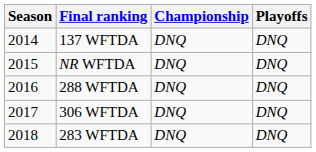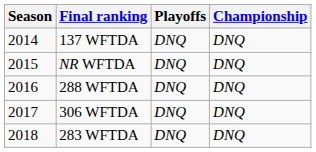columns swapped: (282, 16) <-> (202, 16)
